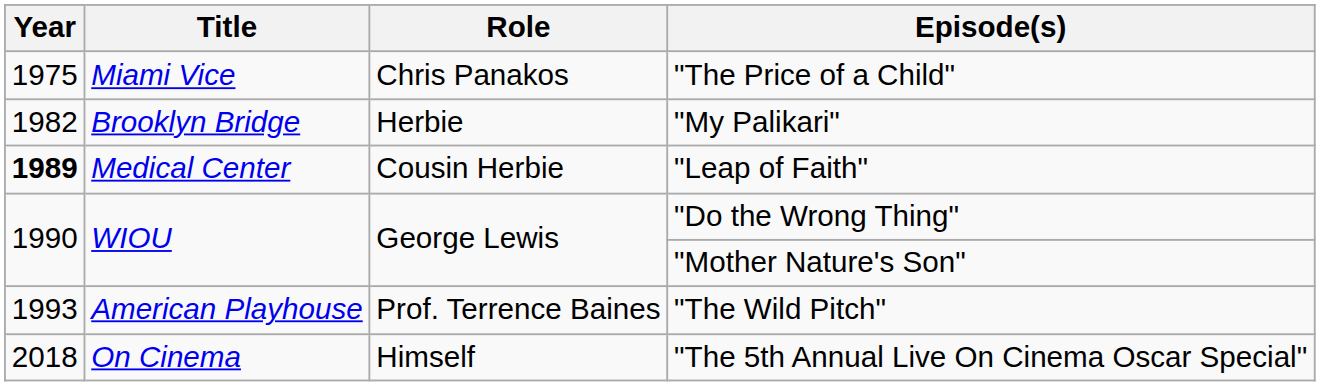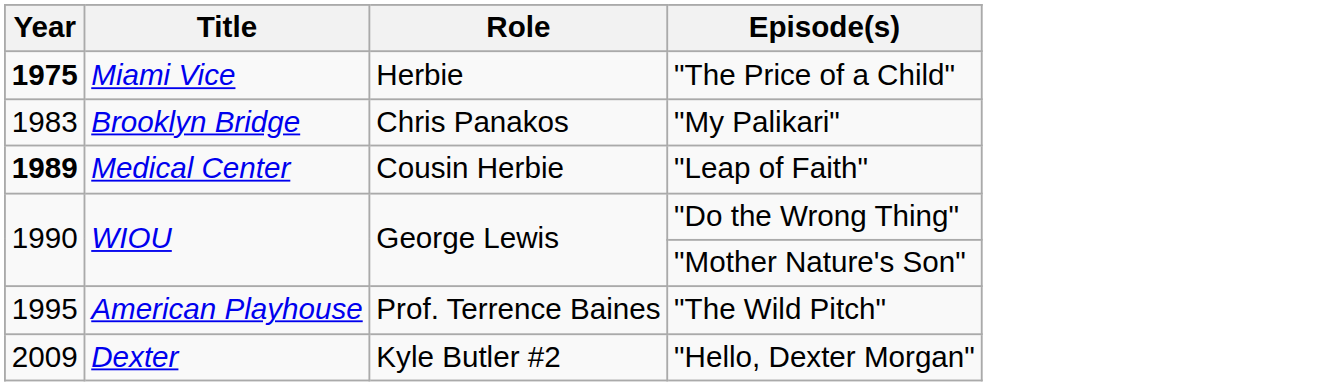(45, 74) normal -> (45, 74) bold
(473, 74) Chris Panakos -> (420, 74) Herbie
(45, 121) 1982 -> (45, 121) 1983
(420, 121) Herbie -> (473, 121) Chris Panakos
(45, 309) 1993 -> (45, 309) 1995
+ row: (824, 356)
- row: (991, 356)
